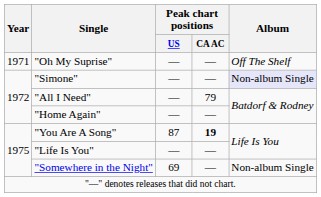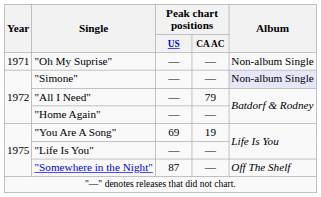(261, 61) Off The Shelf -> (273, 61) Non-album Single
(174, 132) 87 -> (174, 132) 69
(210, 132) bold -> (210, 132) normal
(174, 168) 69 -> (174, 168) 87
(273, 168) Non-album Single -> (261, 168) Off The Shelf
